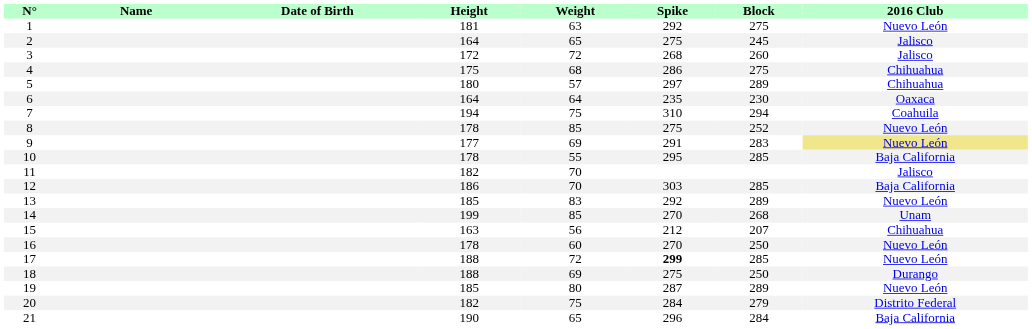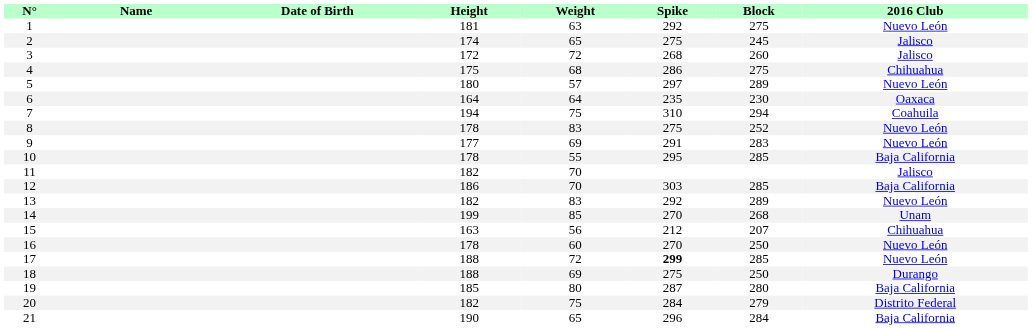(469, 40) 164 -> (469, 40) 174
(915, 84) Chihuahua -> (915, 84) Nuevo León
(575, 128) 85 -> (575, 128) 83
(915, 142) khaki background -> (915, 142) no background
(469, 200) 185 -> (469, 200) 182
(759, 288) 289 -> (759, 288) 280
(915, 288) Nuevo León -> (915, 288) Baja California
